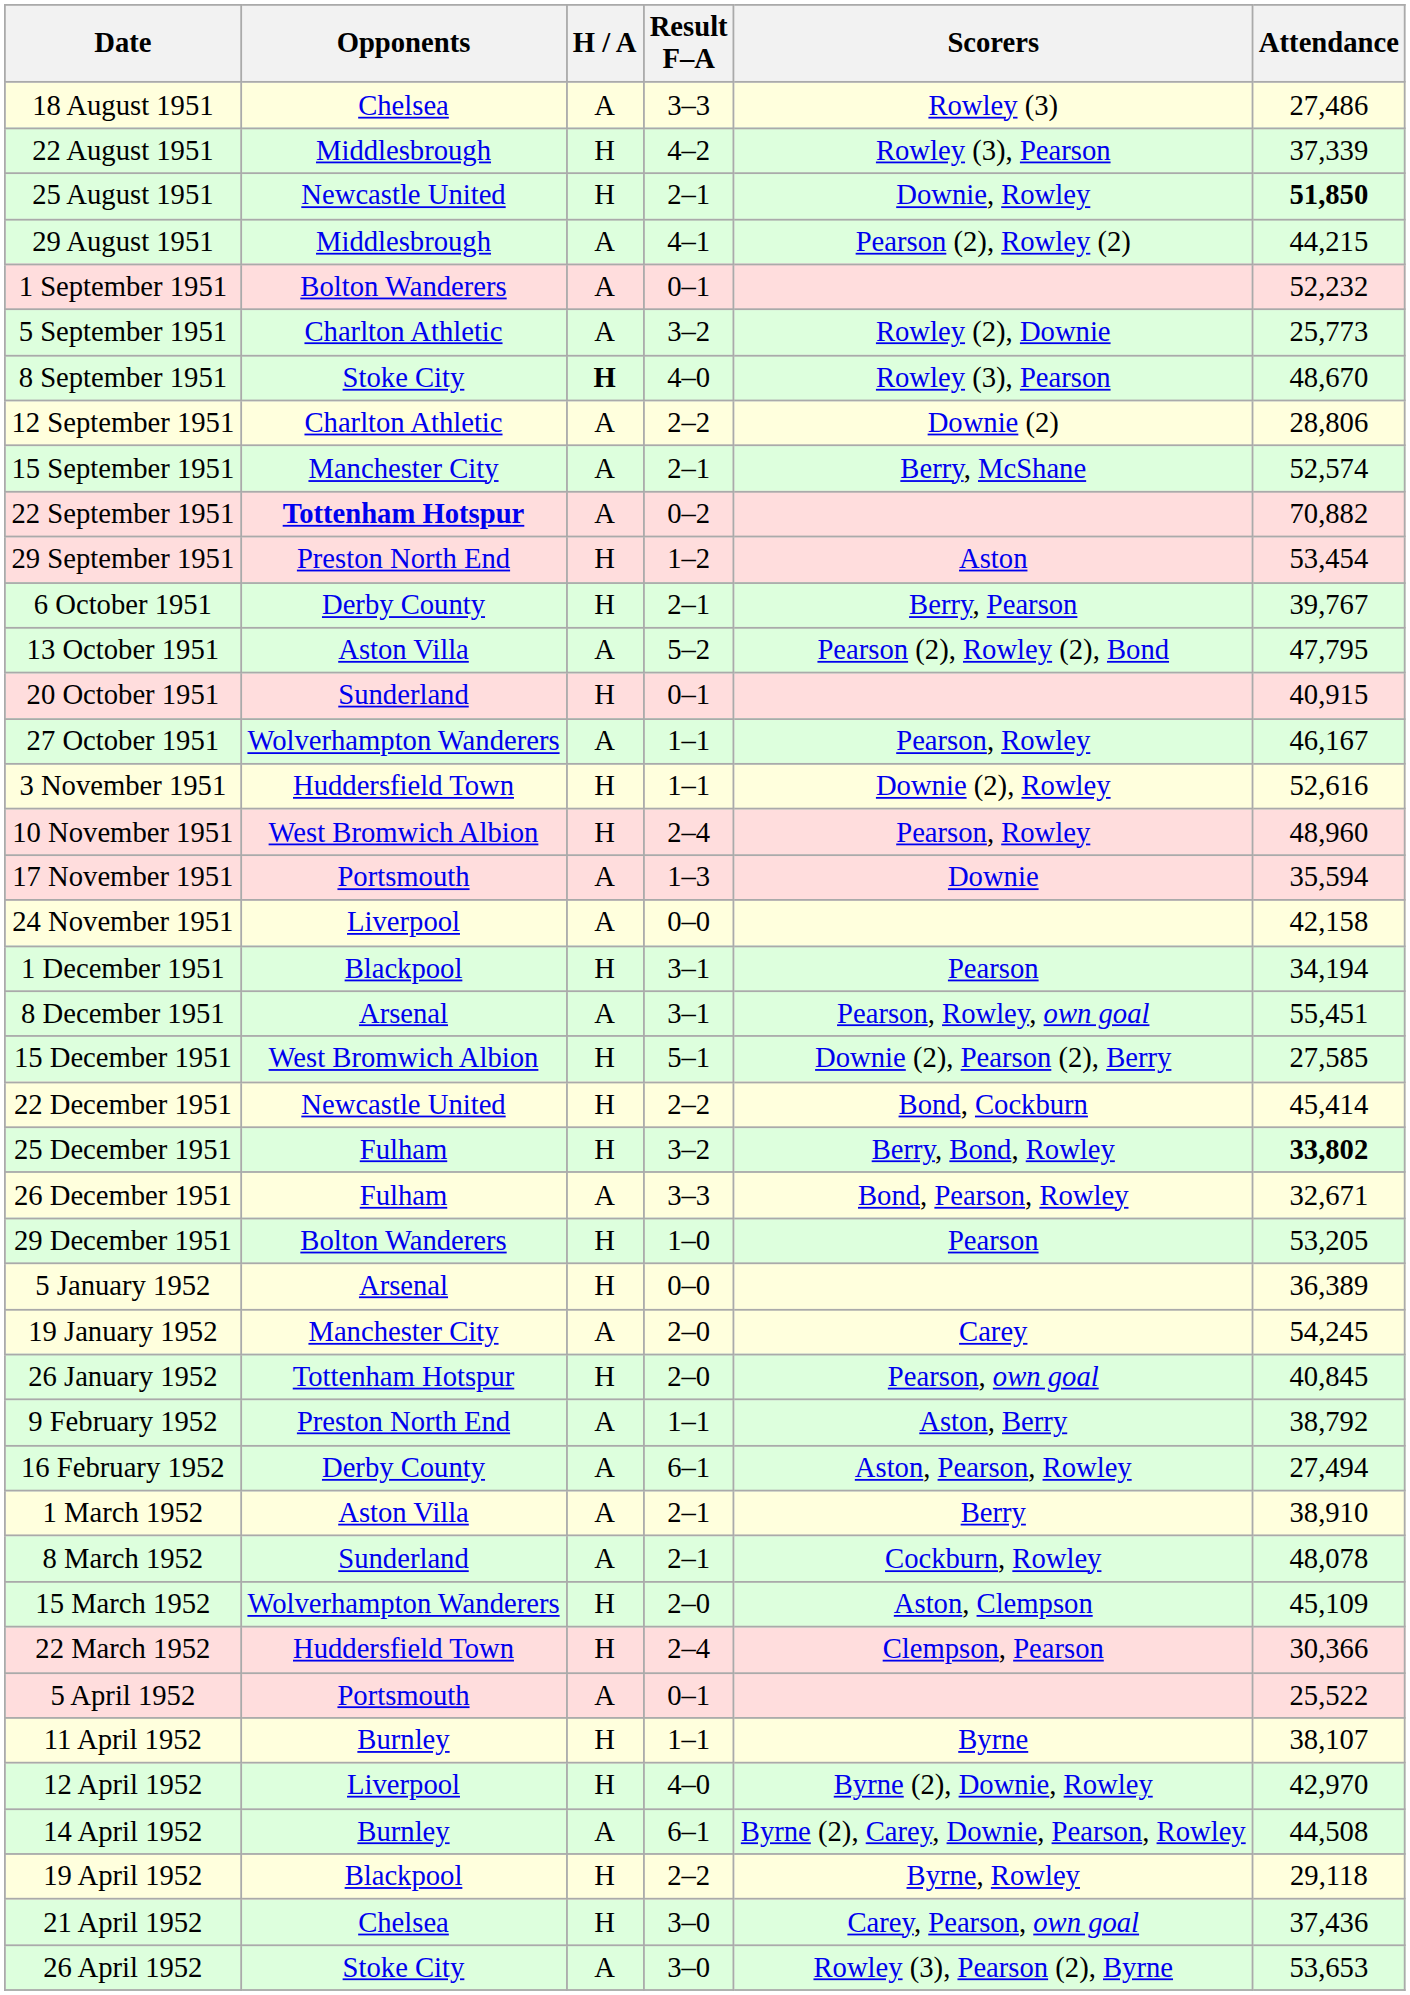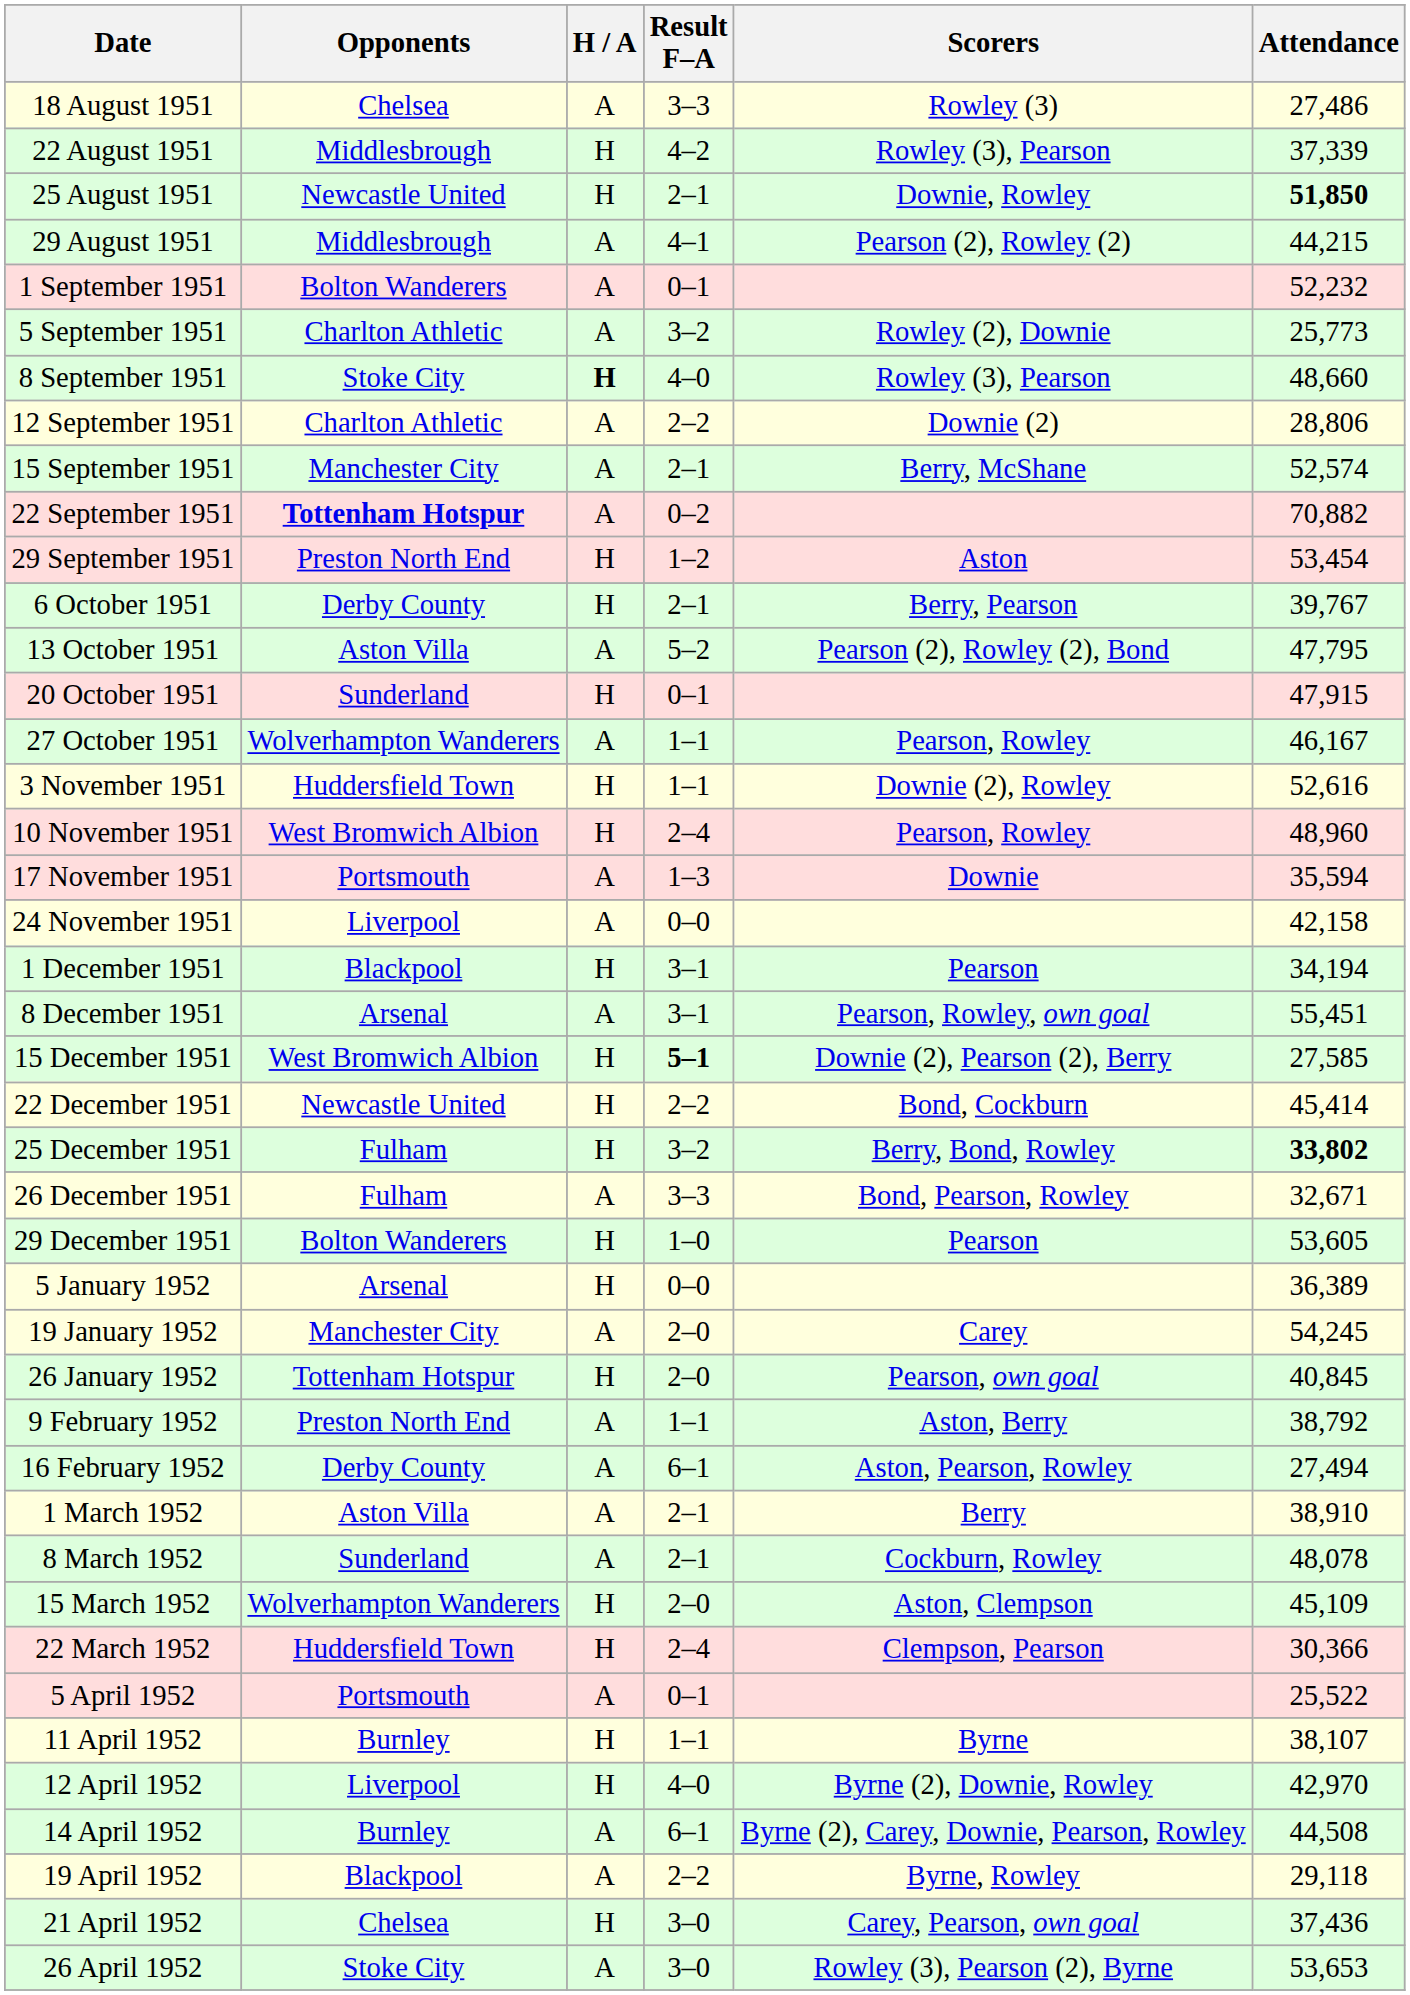(1329, 377) 48,670 -> (1329, 377) 48,660
(1329, 695) 40,915 -> (1329, 695) 47,915
(689, 1058) normal -> (689, 1058) bold
(1329, 1240) 53,205 -> (1329, 1240) 53,605
(605, 1876) H -> (605, 1876) A
